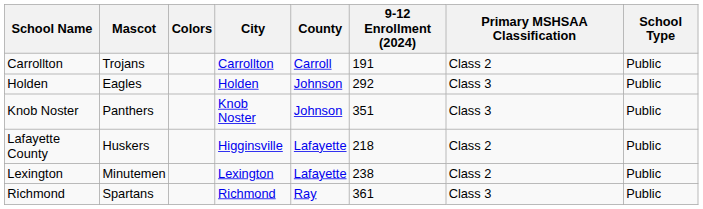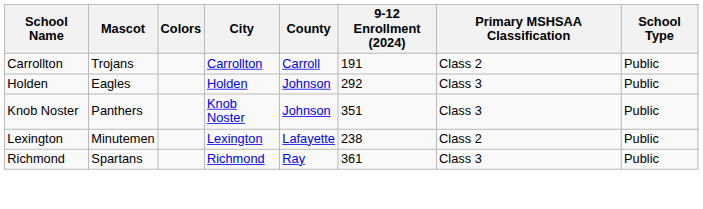- row: (34, 146)
